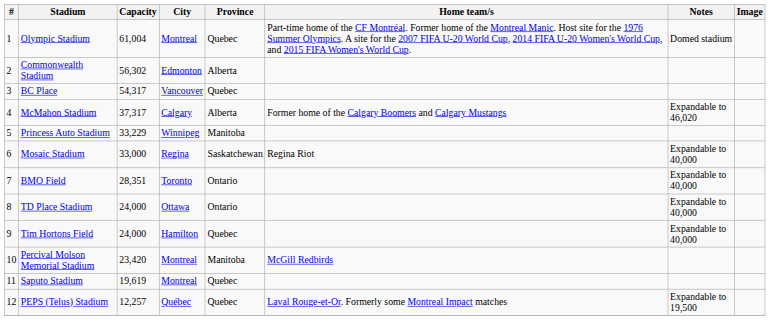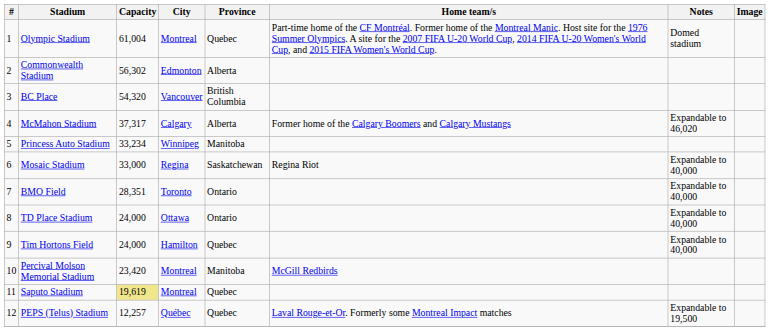(133, 91) 54,317 -> (132, 97) 54,320
(222, 91) Quebec -> (226, 97) British Columbia
(133, 133) 33,229 -> (132, 144) 33,234
(133, 281) no background -> (132, 292) khaki background
